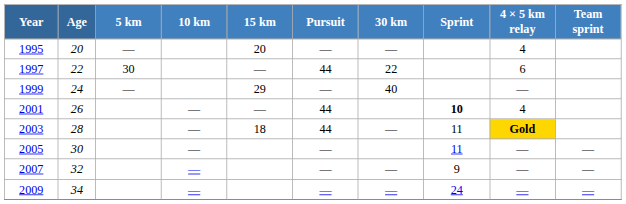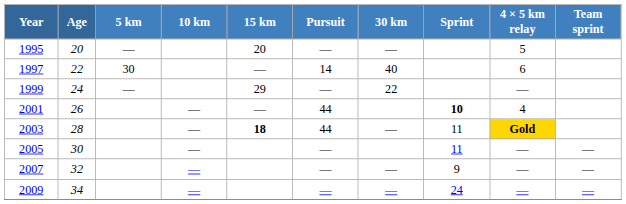(522, 49) 4 -> (522, 49) 5
(325, 69) 44 -> (325, 69) 14
(391, 69) 22 -> (391, 69) 40
(391, 89) 40 -> (391, 89) 22
(260, 129) normal -> (260, 129) bold
